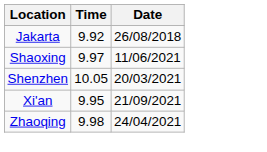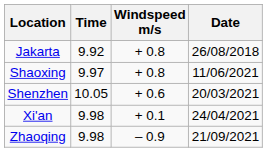+ column: (150, 22)
(91, 100) 9.95 -> (91, 115) 9.98
(148, 100) 21/09/2021 -> (225, 115) 24/04/2021
(148, 121) 24/04/2021 -> (225, 136) 21/09/2021
